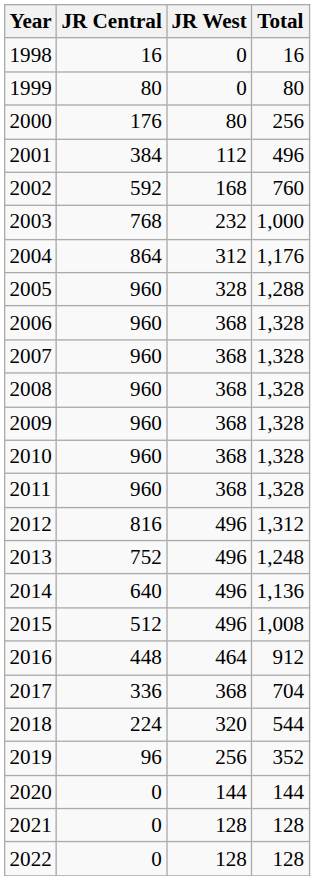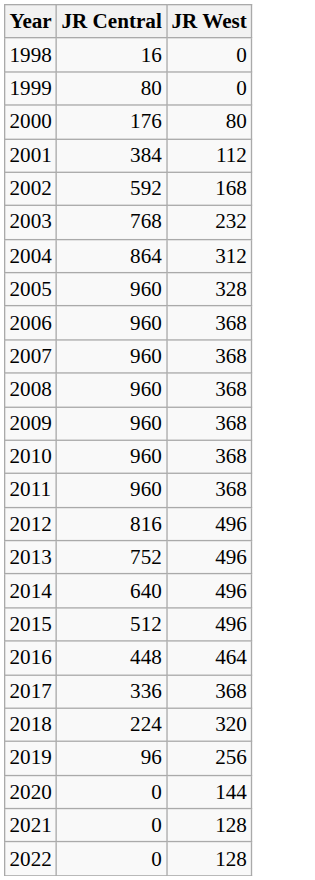- column: (280, 21)
